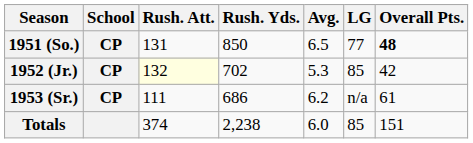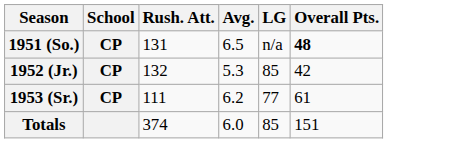- column: (261, 17)
(356, 44) 77 -> (272, 44) n/a
(155, 71) lightyellow background -> (155, 71) no background
(358, 97) n/a -> (271, 97) 77
